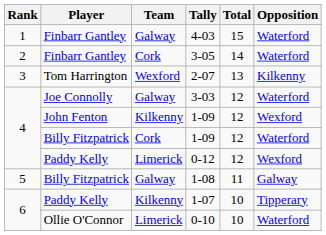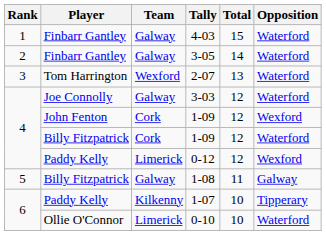(148, 55) Cork -> (155, 55) Galway
(281, 76) Kilkenny -> (283, 76) Waterford
(159, 117) Kilkenny -> (148, 117) Cork
